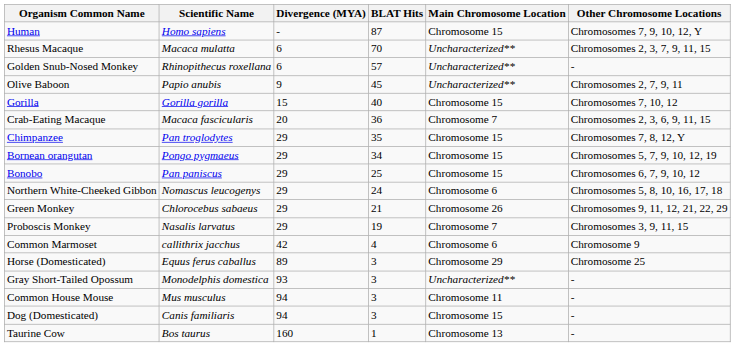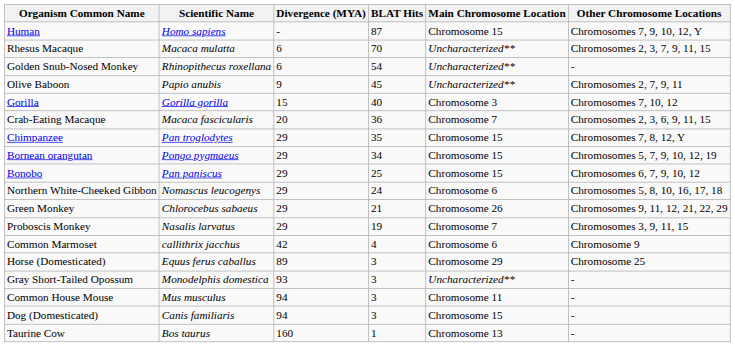(377, 66) 57 -> (377, 66) 54
(466, 102) Chromosome 15 -> (463, 102) Chromosome 3
